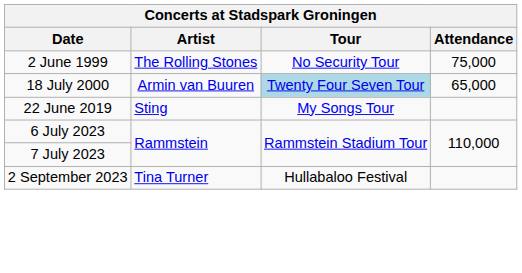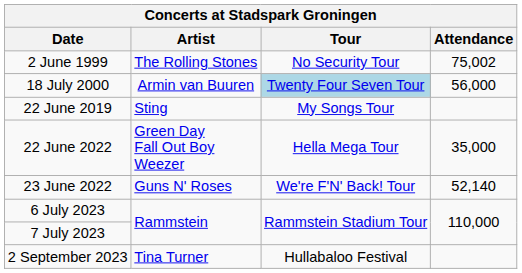(474, 62) 75,000 -> (474, 62) 75,002
(474, 85) 65,000 -> (474, 85) 56,000
+ row: (68, 147)
+ row: (68, 187)
